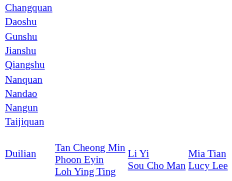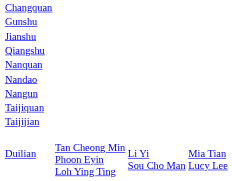- row: (21, 22)
+ row: (22, 122)
